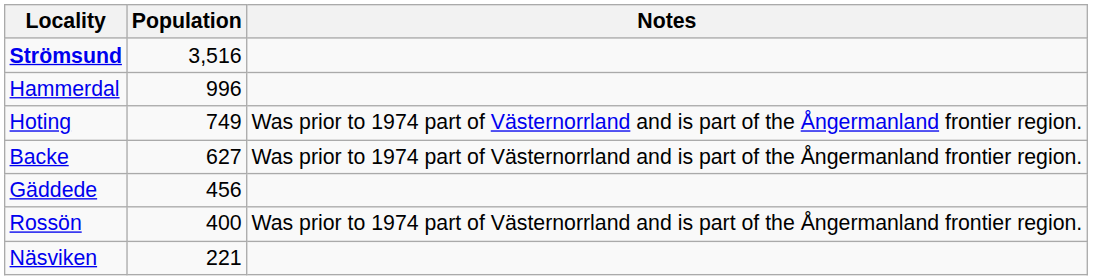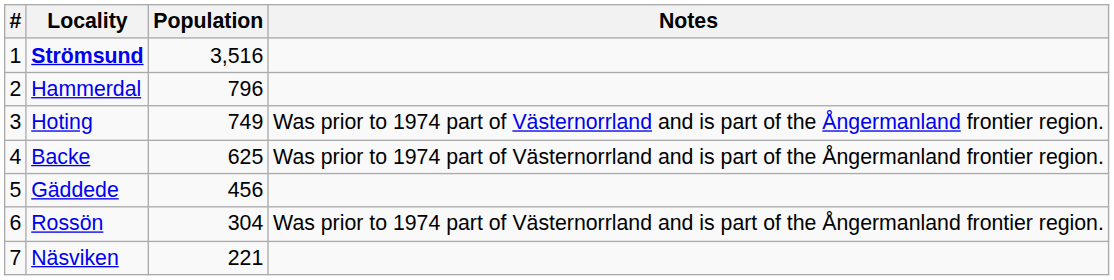+ column: (15, 21)
(224, 88) 996 -> (246, 88) 796
(224, 156) 627 -> (246, 156) 625
(224, 223) 400 -> (246, 223) 304
